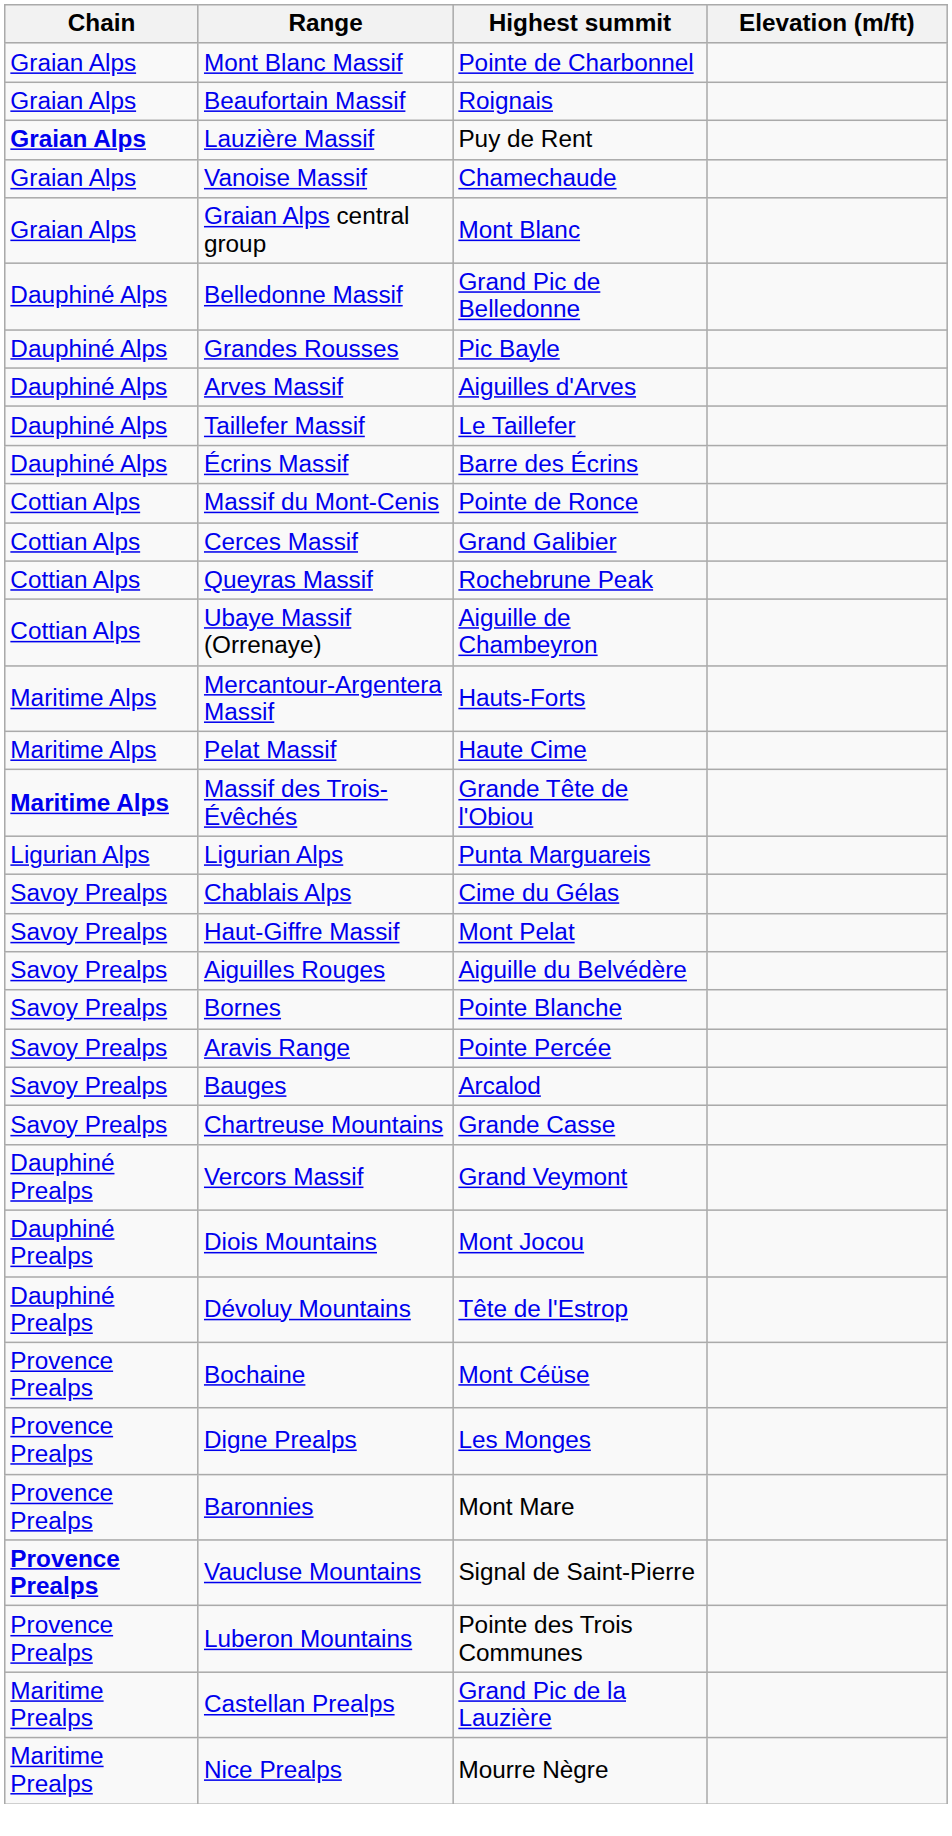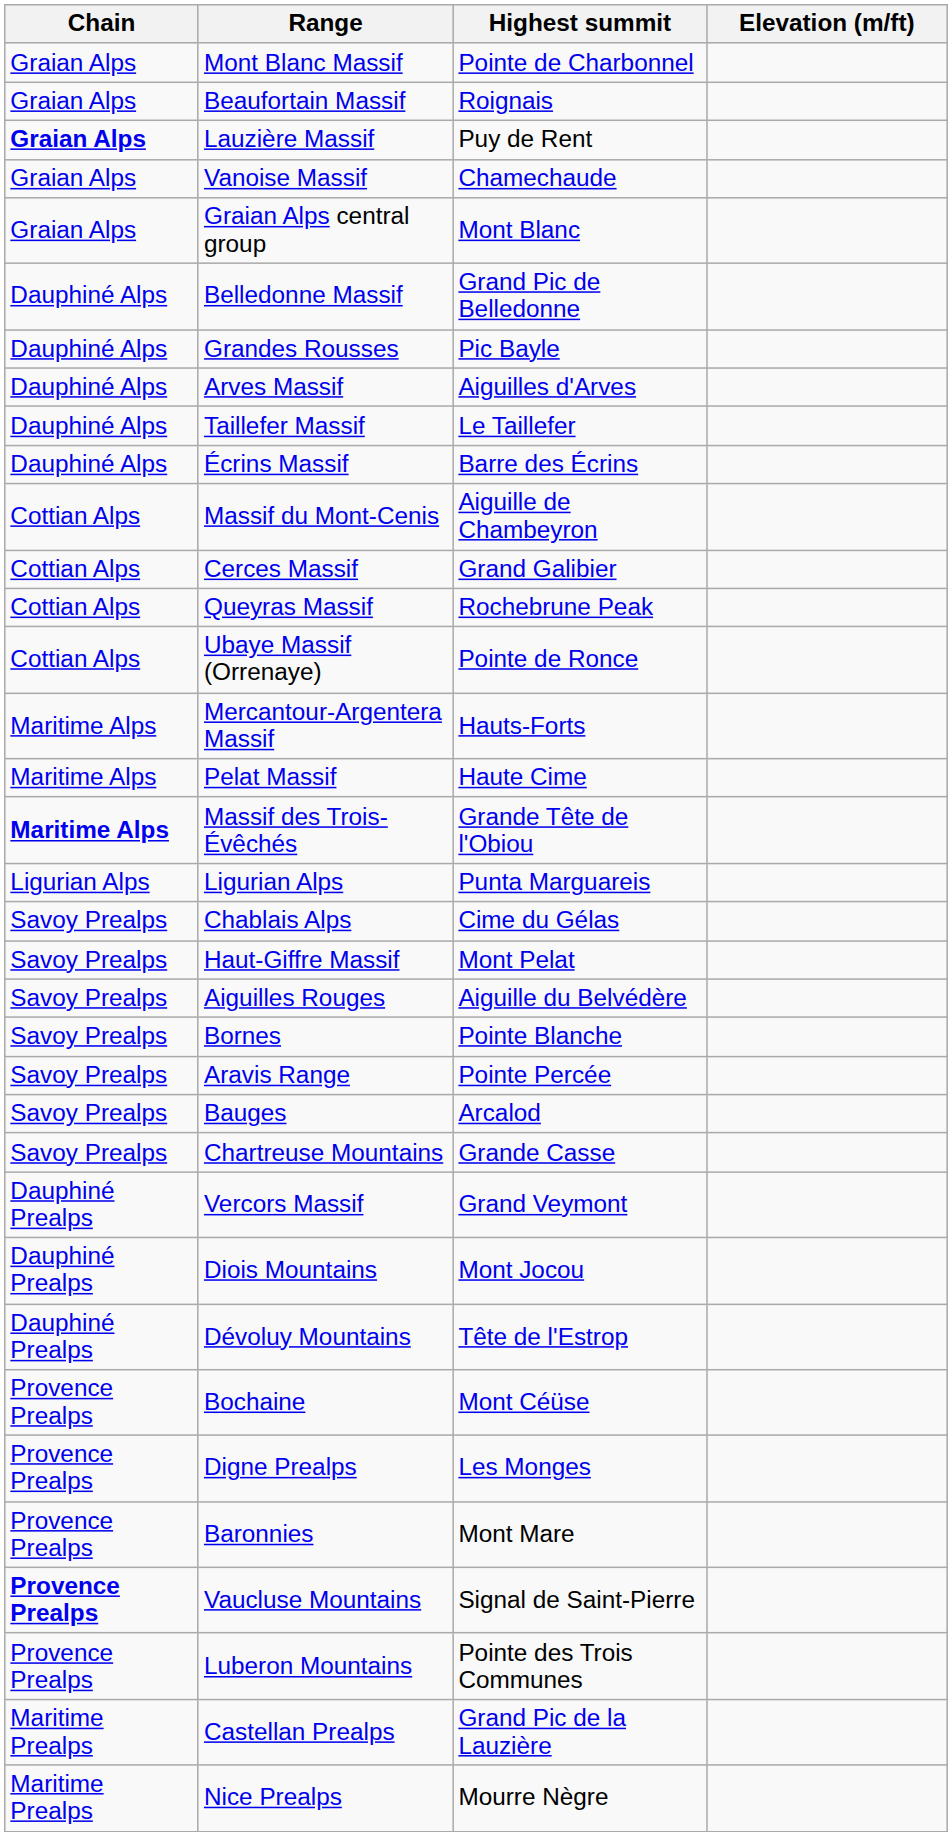(548, 502) Pointe de Ronce -> (528, 516) Aiguille de Chambeyron
(528, 632) Aiguille de Chambeyron -> (548, 659) Pointe de Ronce
